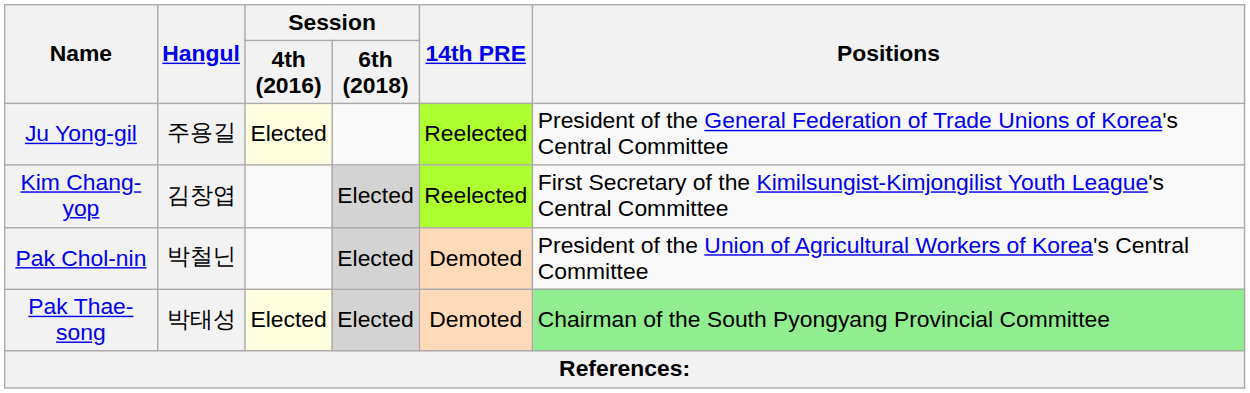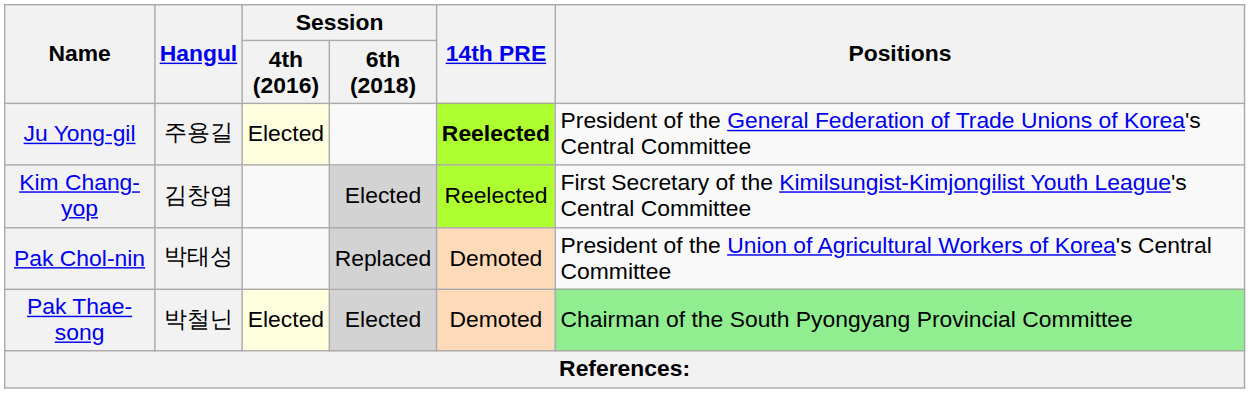(476, 133) normal -> (496, 133) bold
(201, 257) 박철닌 -> (198, 257) 박태성
(375, 257) Elected -> (383, 257) Replaced
(201, 319) 박태성 -> (198, 319) 박철닌
